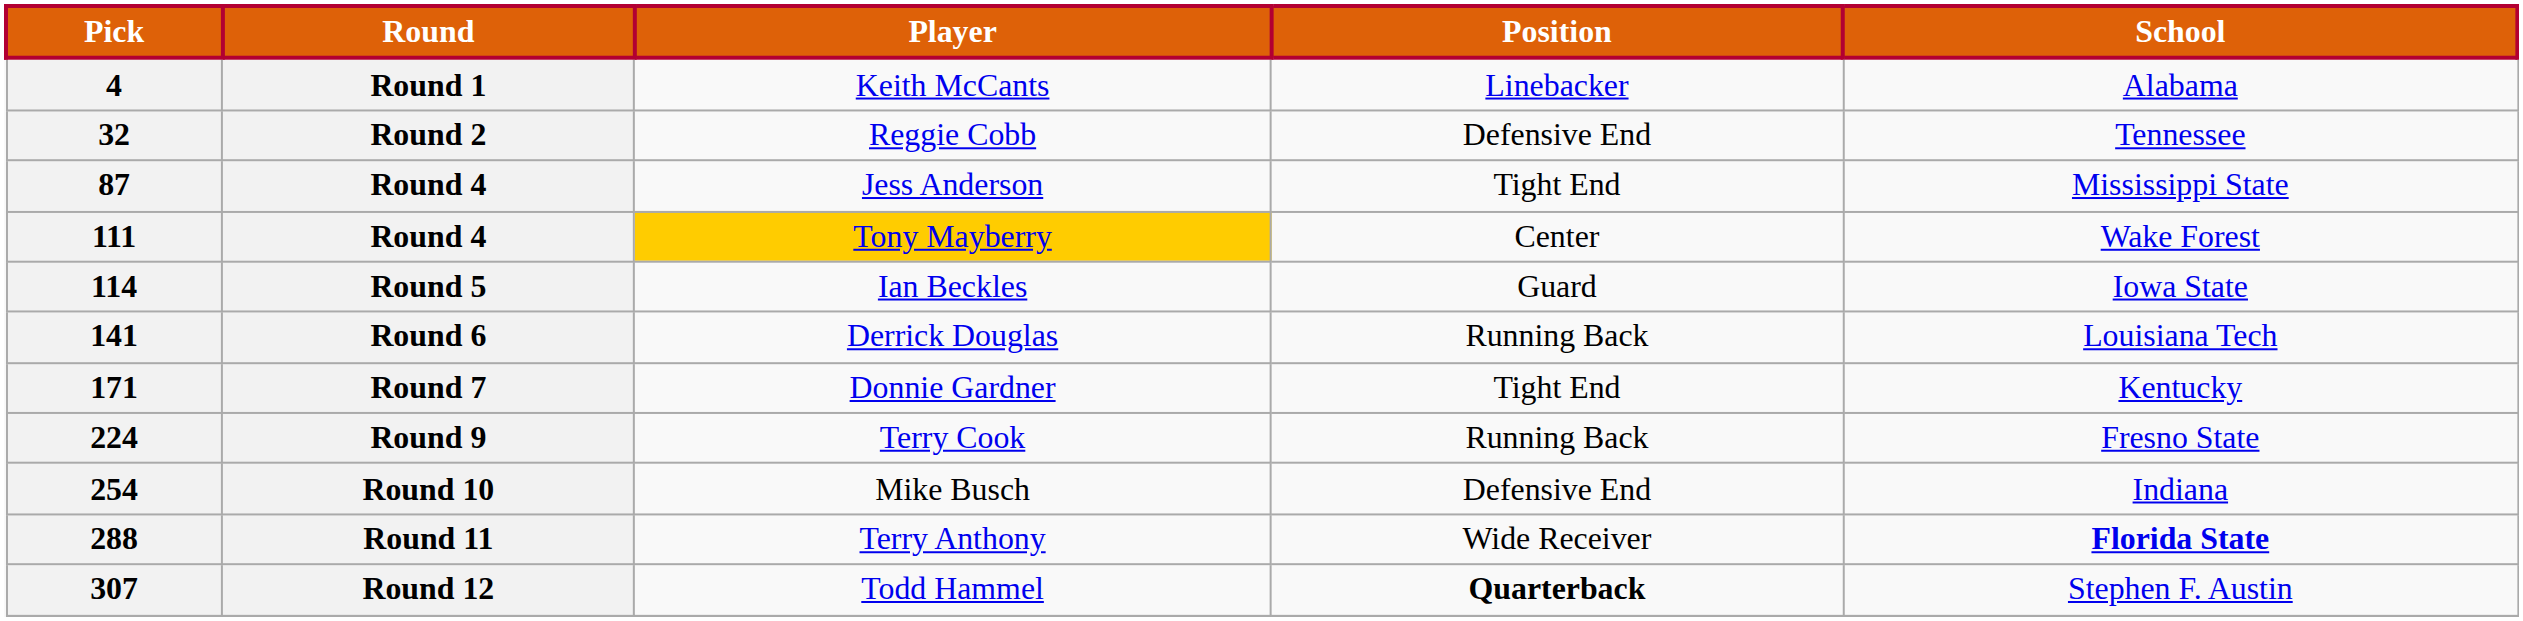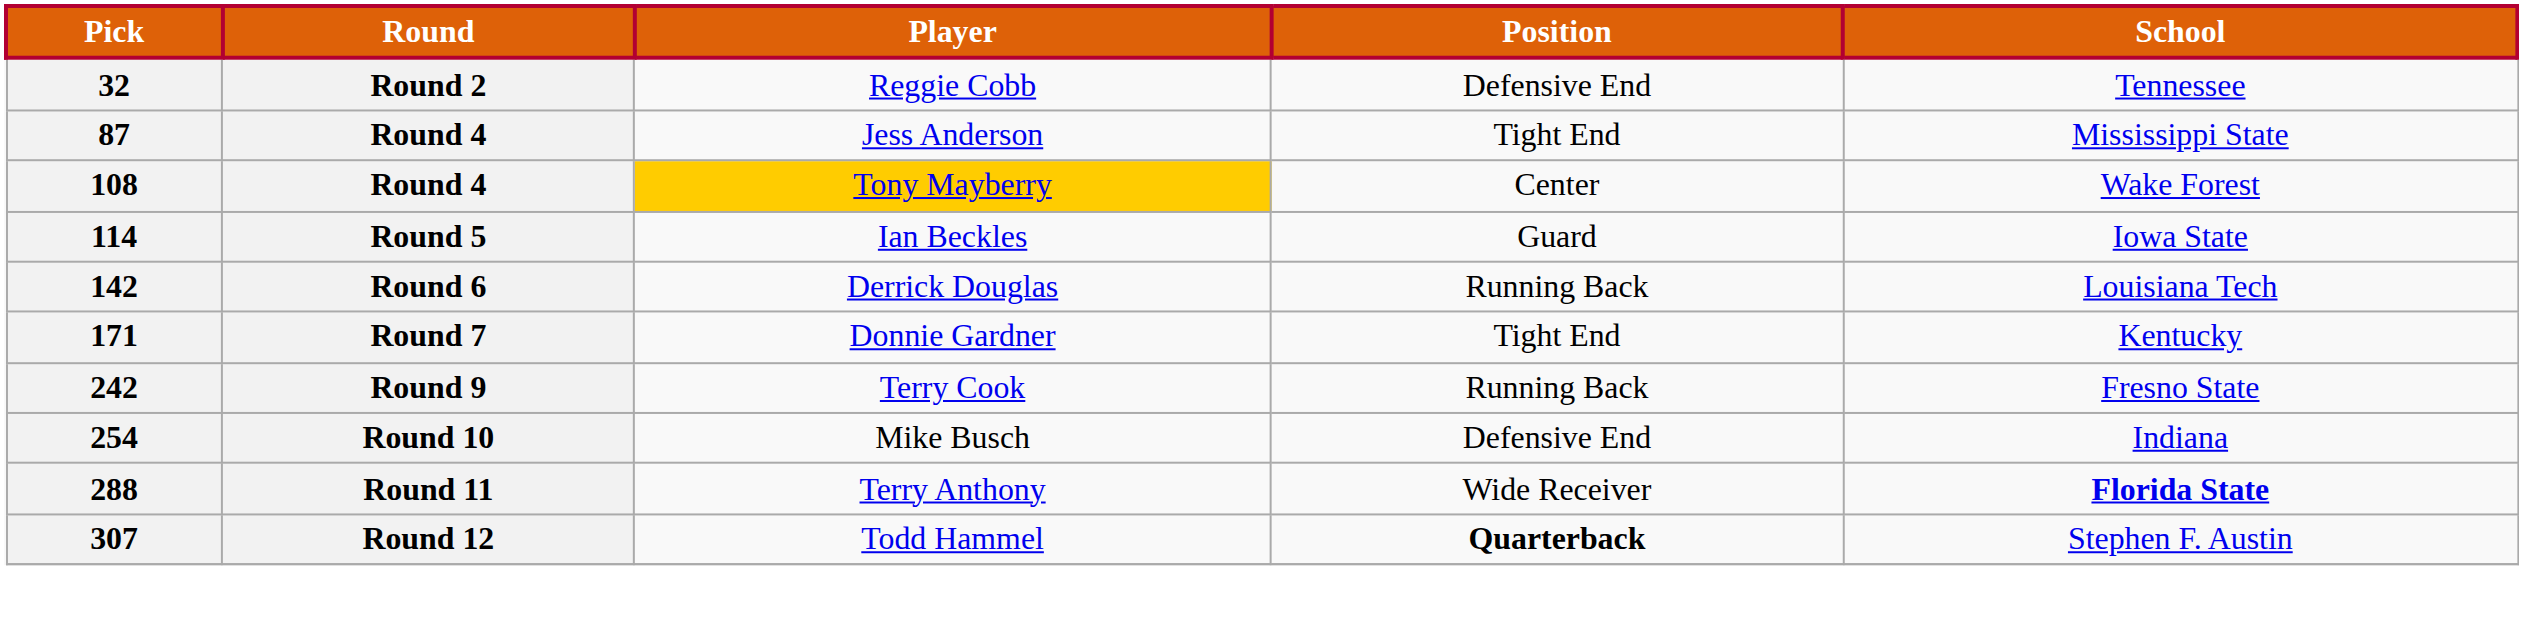- row: (428, 84)
(114, 235) 111 -> (114, 185) 108
(114, 336) 141 -> (114, 286) 142
(114, 437) 224 -> (114, 387) 242
